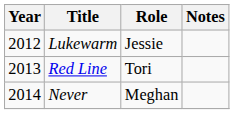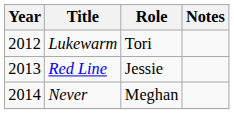(144, 43) Jessie -> (138, 43) Tori
(138, 69) Tori -> (144, 69) Jessie
